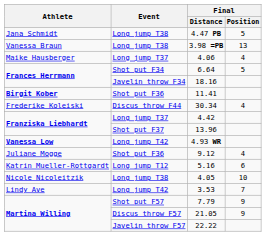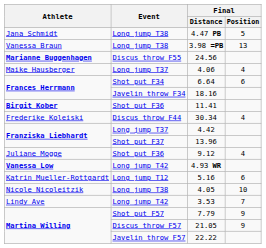+ row: (206, 57)
(243, 69) 5 -> (243, 81) 6
rows swapped: (206, 141) <-> (206, 153)
